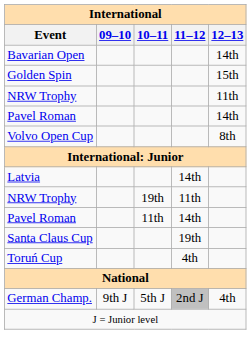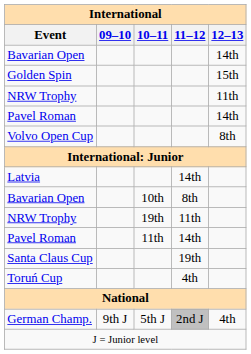+ row: (46, 197)
